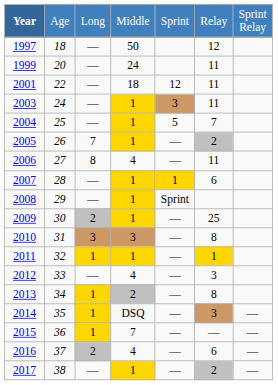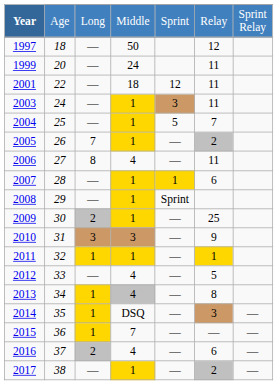(214, 237) 8 -> (214, 237) 9
(214, 275) 3 -> (214, 275) 5
(133, 294) 2 -> (133, 294) 4
